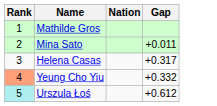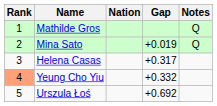+ column: (196, 12)
(161, 45) +0.011 -> (161, 45) +0.019
(19, 93) paleturquoise background -> (19, 93) no background
(161, 93) +0.612 -> (161, 93) +0.692
